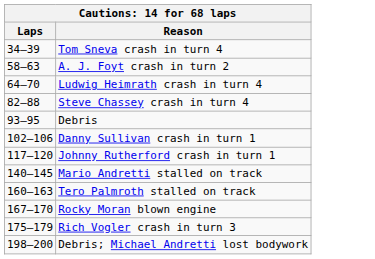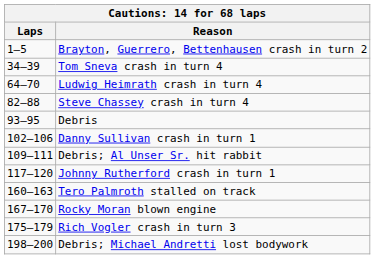+ row: (213, 49)
- row: (144, 67)
+ row: (160, 156)
- row: (160, 173)
